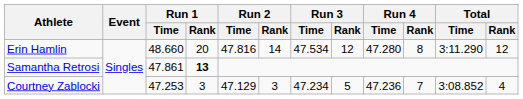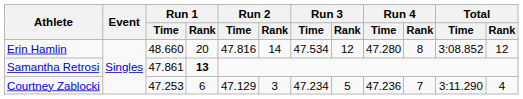(461, 49) 3:11.290 -> (461, 49) 3:08.852
(202, 86) 3 -> (202, 86) 6
(461, 86) 3:08.852 -> (461, 86) 3:11.290
